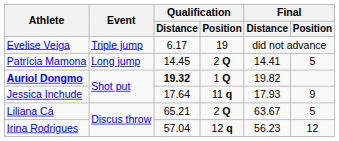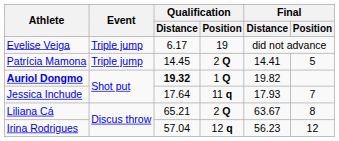(116, 62) Long jump -> (117, 62) Triple jump
(312, 95) 9 -> (312, 95) 7
(312, 112) 5 -> (312, 112) 8
